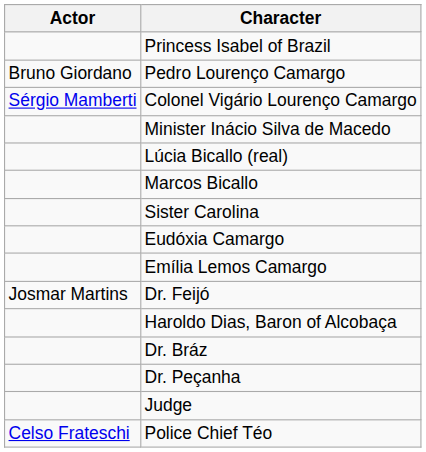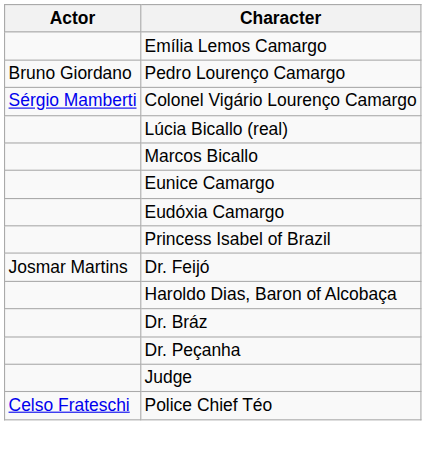rows swapped: (236, 267) <-> (238, 45)
- row: (268, 128)
- row: (202, 211)
+ row: (209, 184)
